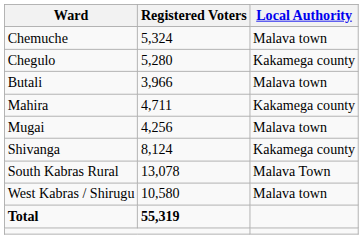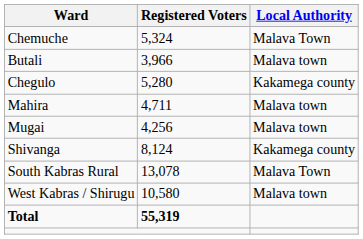(290, 37) Malava town -> (292, 37) Malava Town
rows swapped: (25, 82) <-> (32, 60)
(304, 104) Kakamega county -> (290, 104) Malava town
